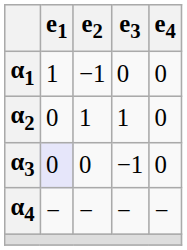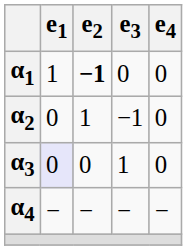(92, 73) normal -> (92, 73) bold
(123, 119) 1 -> (130, 119) −1
(130, 164) −1 -> (123, 164) 1
